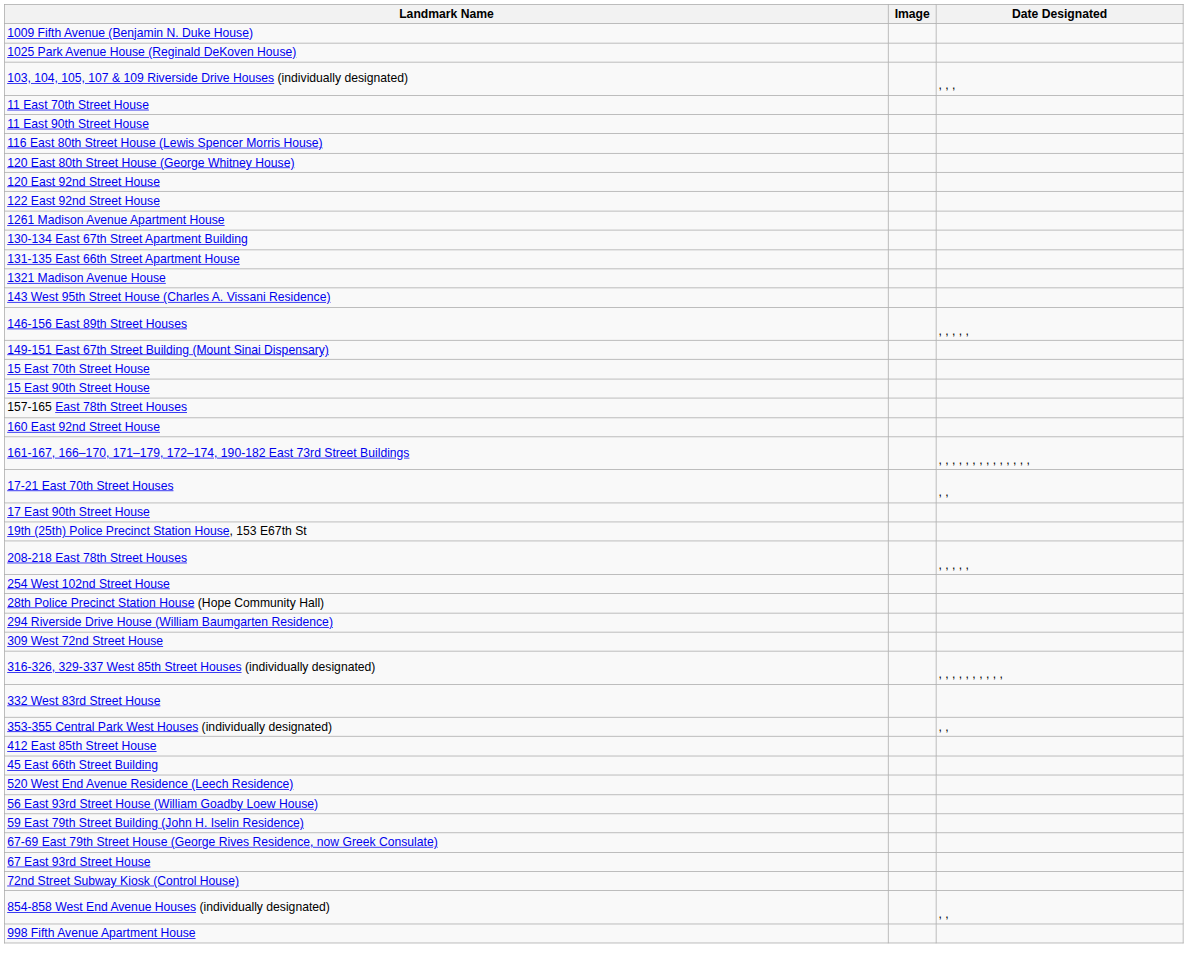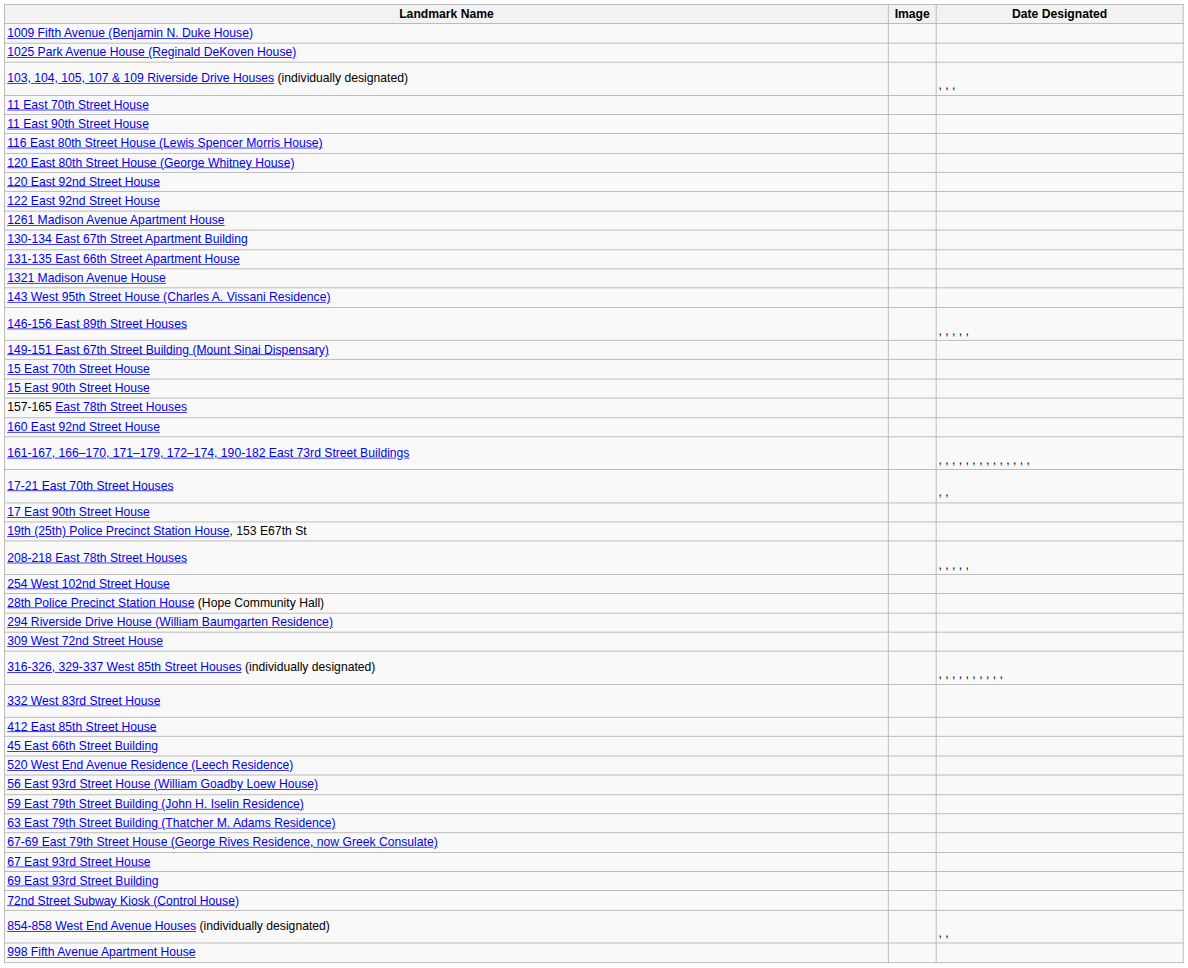- row: (170, 727)
+ row: (171, 823)
+ row: (83, 881)
